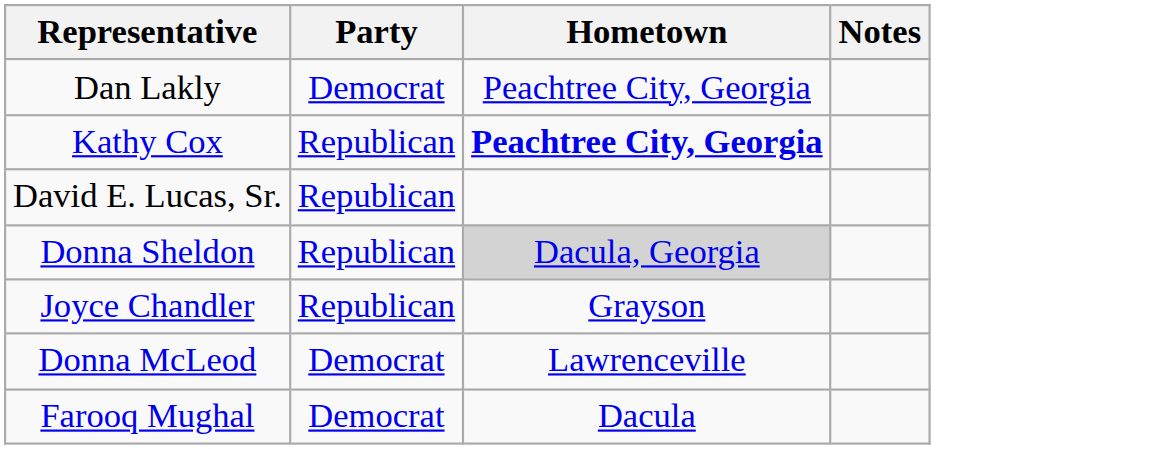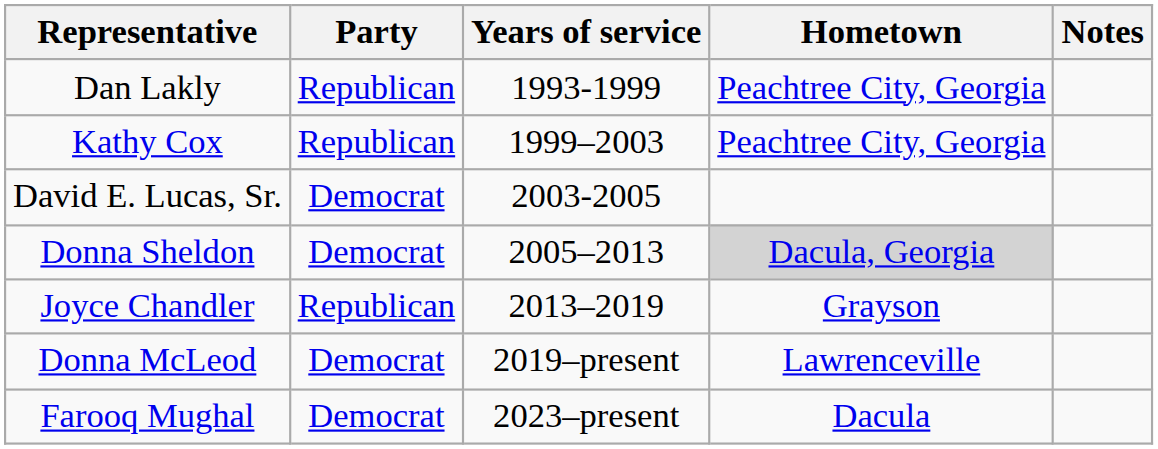+ column: (586, 31)
(376, 86) Democrat -> (376, 86) Republican
(647, 141) bold -> (881, 141) normal
(376, 196) Republican -> (376, 196) Democrat
(376, 251) Republican -> (376, 251) Democrat
